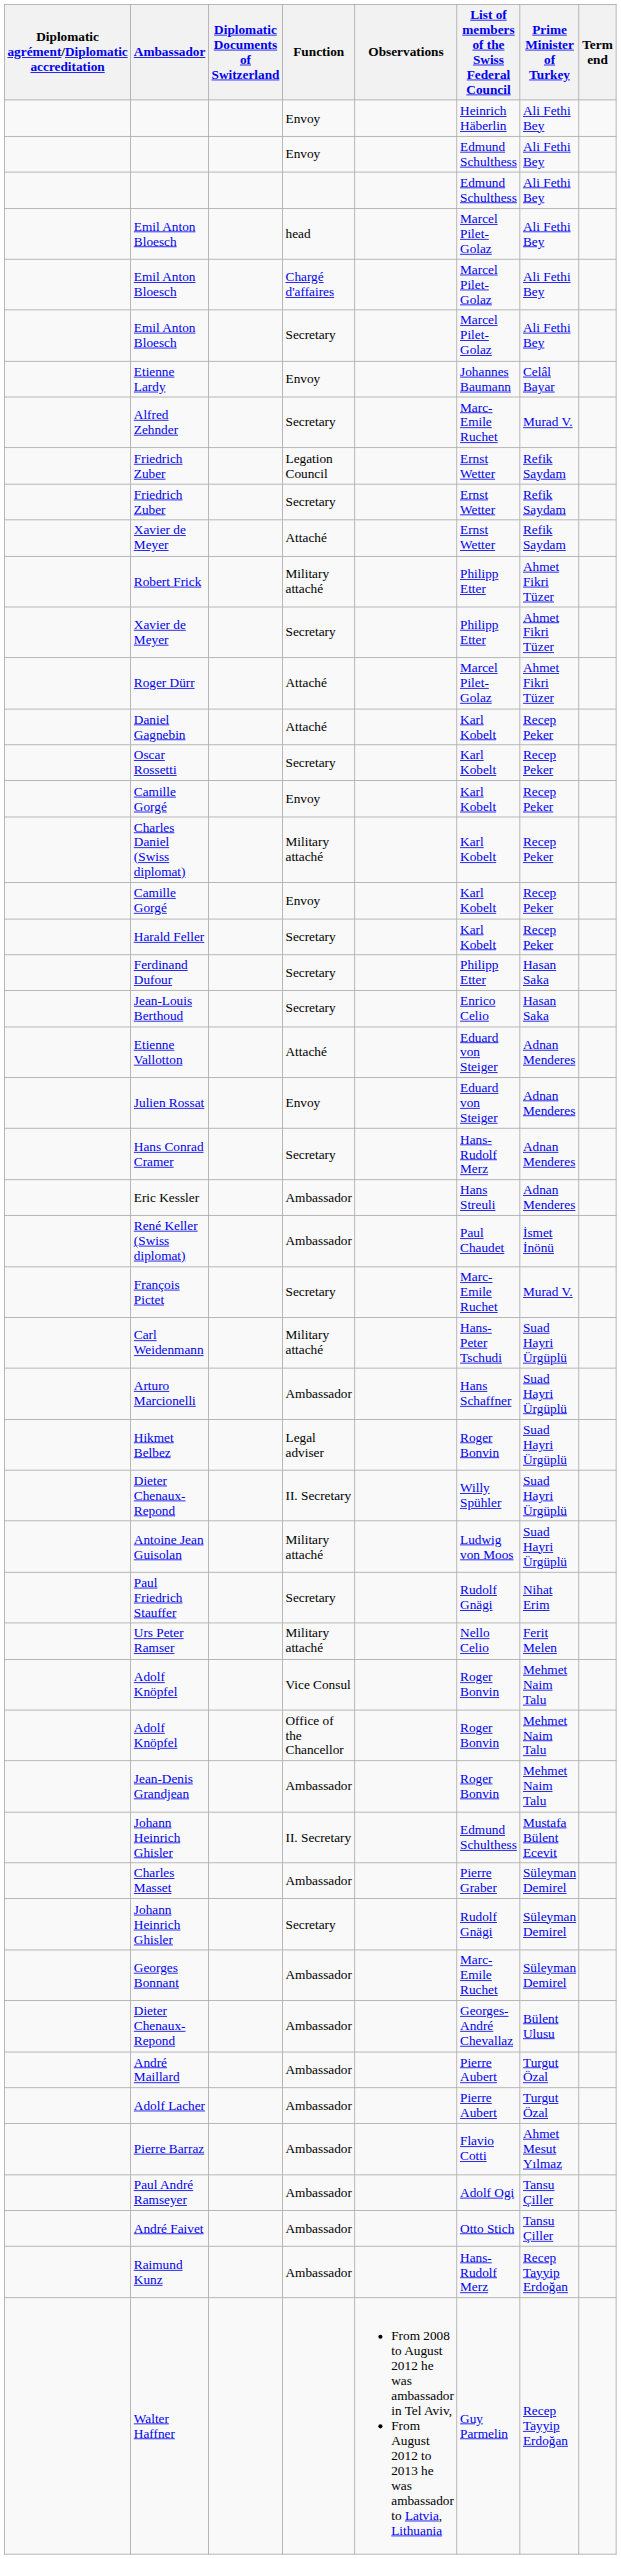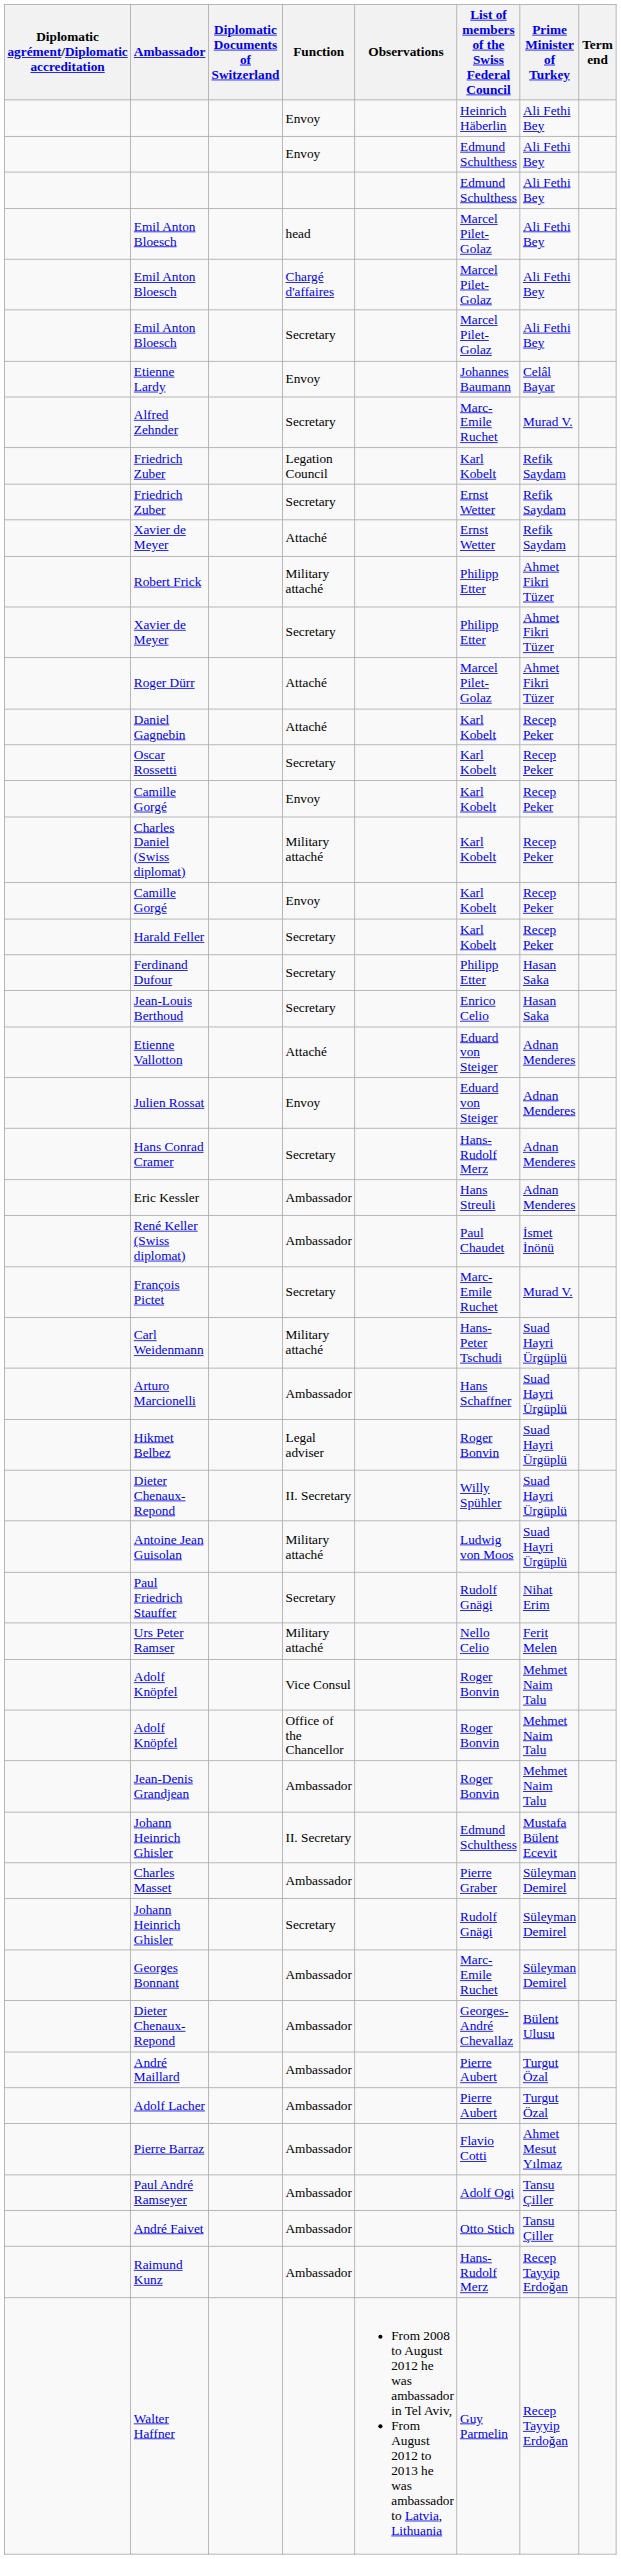(478, 466) Ernst Wetter -> (478, 466) Karl Kobelt
